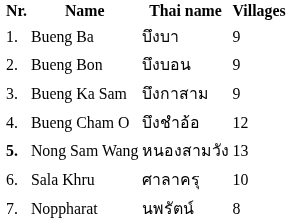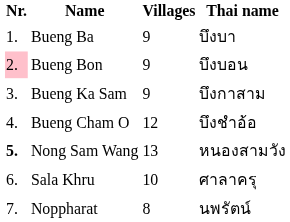columns swapped: (185, 10) <-> (259, 10)
(12, 64) no background -> (12, 64) pink background
